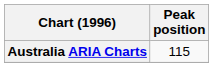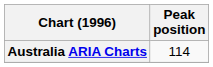(179, 51) 115 -> (179, 51) 114
